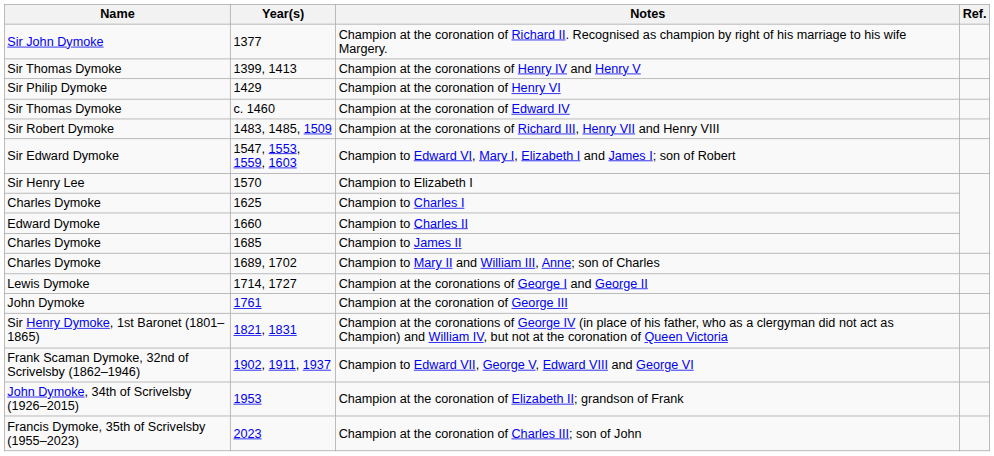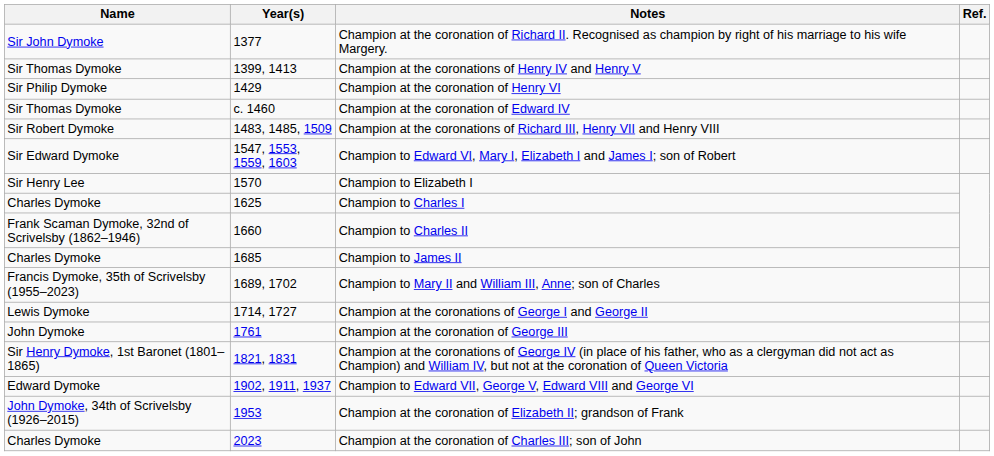(54, 223) Edward Dymoke -> (98, 230) Frank Scaman Dymoke, 32nd of Scrivelsby (1862–1946)
(54, 263) Charles Dymoke -> (106, 284) Francis Dymoke, 35th of Scrivelsby (1955–2023)
(98, 364) Frank Scaman Dymoke, 32nd of Scrivelsby (1862–1946) -> (54, 386) Edward Dymoke
(106, 433) Francis Dymoke, 35th of Scrivelsby (1955–2023) -> (54, 440) Charles Dymoke
